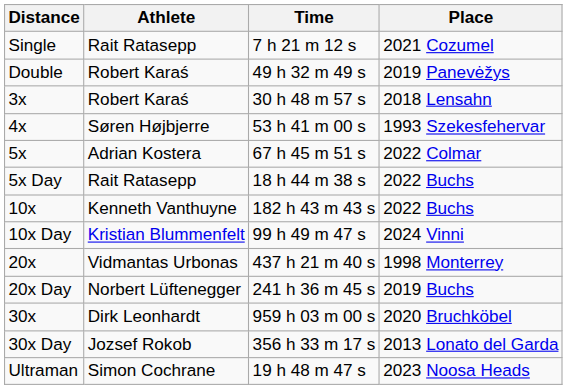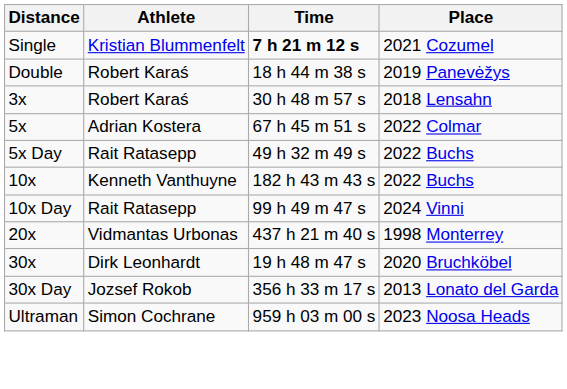(142, 45) Rait Ratasepp -> (166, 45) Kristian Blummenfelt
(304, 45) normal -> (306, 45) bold
(309, 72) 49 h 32 m 49 s -> (309, 72) 18 h 44 m 38 s
- row: (18, 126)
(309, 180) 18 h 44 m 38 s -> (309, 153) 49 h 32 m 49 s
(166, 235) Kristian Blummenfelt -> (142, 208) Rait Ratasepp
- row: (40, 289)
(314, 316) 959 h 03 m 00 s -> (309, 262) 19 h 48 m 47 s
(309, 371) 19 h 48 m 47 s -> (314, 316) 959 h 03 m 00 s
